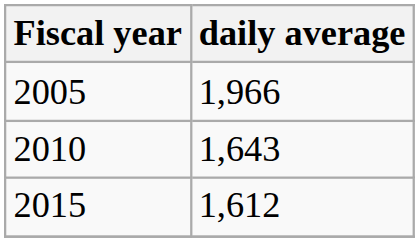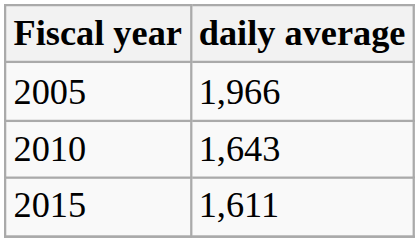(240, 206) 1,612 -> (239, 206) 1,611
